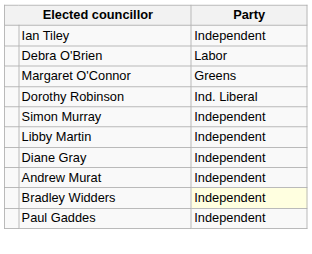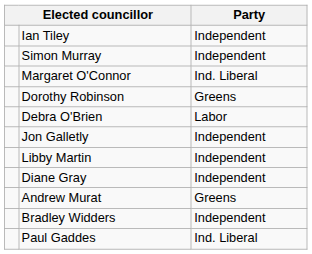rows swapped: (62, 56) <-> (61, 116)
(215, 76) Greens -> (226, 76) Ind. Liberal
(226, 96) Ind. Liberal -> (215, 96) Greens
+ row: (55, 137)
(230, 177) Independent -> (215, 198) Greens
(230, 198) lightyellow background -> (230, 218) no background
(230, 218) Independent -> (226, 238) Ind. Liberal
